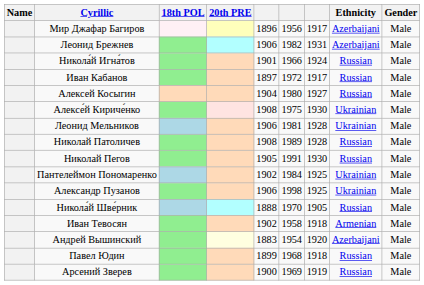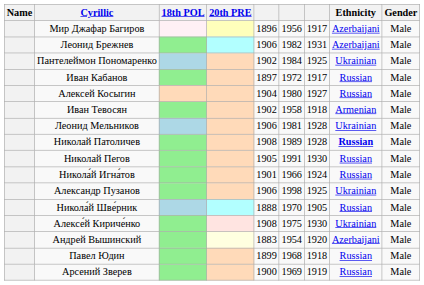rows swapped: (97, 61) <-> (97, 175)
rows swapped: (97, 110) <-> (97, 223)
(356, 142) normal -> (356, 142) bold
